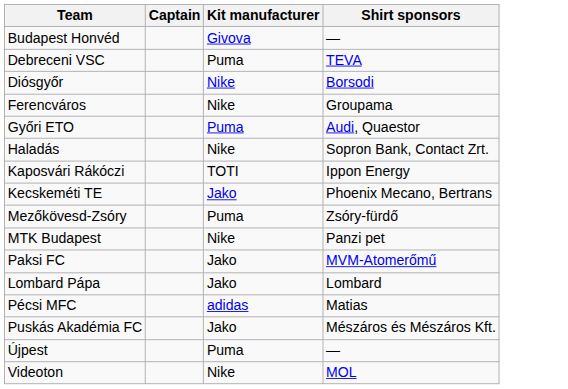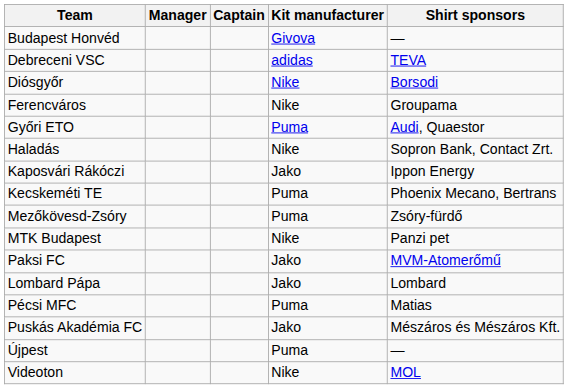+ column: (178, 15)
(225, 60) Puma -> (292, 60) adidas
(223, 171) TOTI -> (286, 171) Jako
(222, 194) Jako -> (290, 194) Puma
(228, 305) adidas -> (290, 305) Puma
